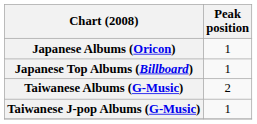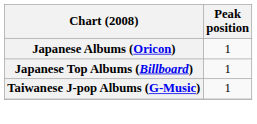- row: (104, 88)
